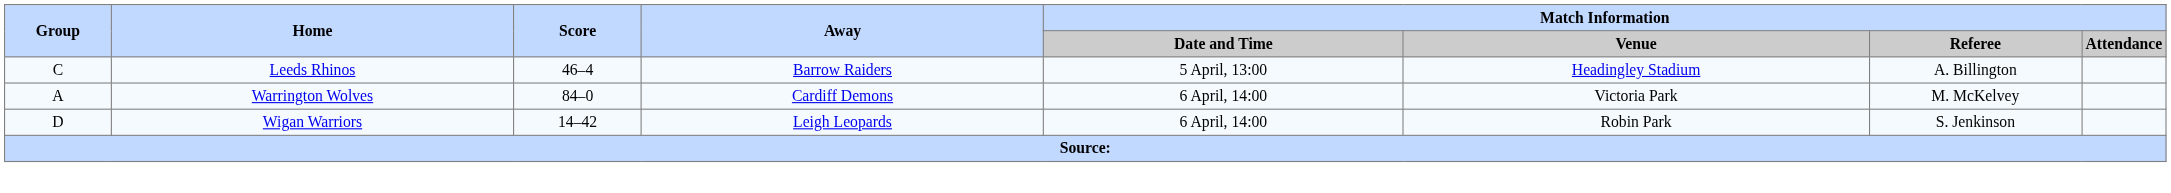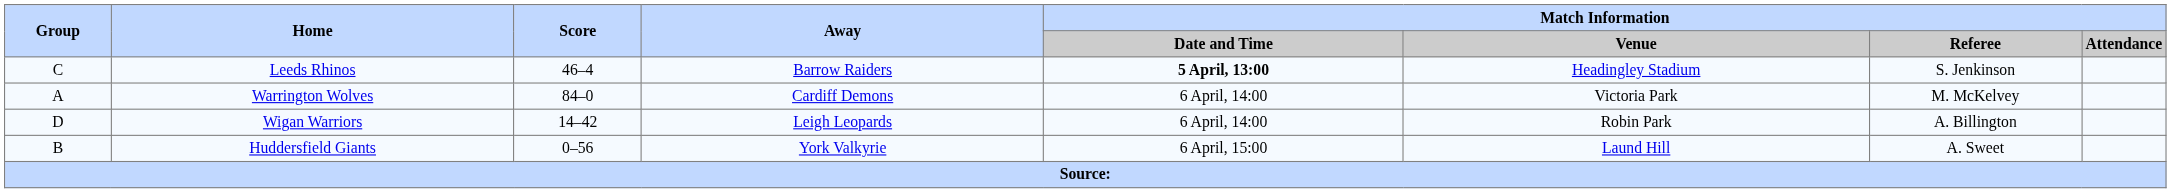(1223, 69) normal -> (1223, 69) bold
(1975, 69) A. Billington -> (1975, 69) S. Jenkinson
(1975, 122) S. Jenkinson -> (1975, 122) A. Billington
+ row: (313, 148)
